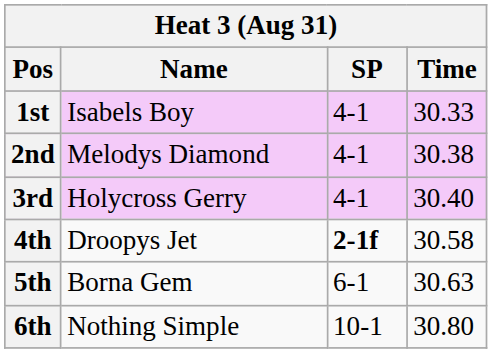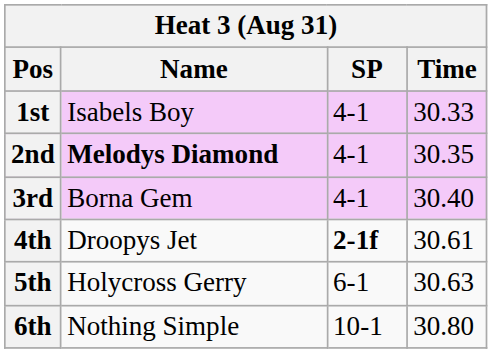(168, 154) normal -> (173, 154) bold
(444, 154) 30.38 -> (444, 154) 30.35
(157, 197) Holycross Gerry -> (130, 197) Borna Gem
(444, 240) 30.58 -> (444, 240) 30.61
(130, 283) Borna Gem -> (157, 283) Holycross Gerry
